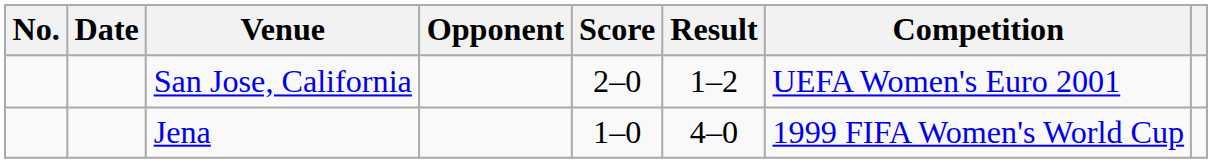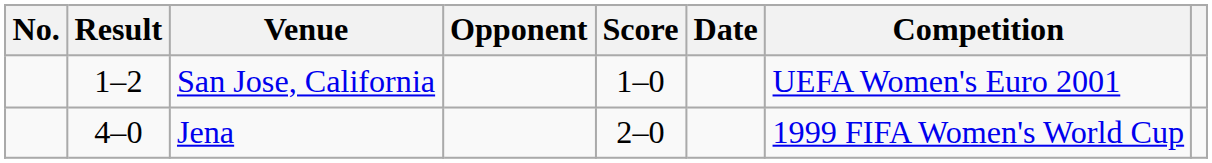columns swapped: (107, 30) <-> (714, 30)
(617, 81) 2–0 -> (640, 81) 1–0
(617, 132) 1–0 -> (640, 132) 2–0
